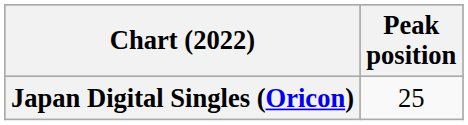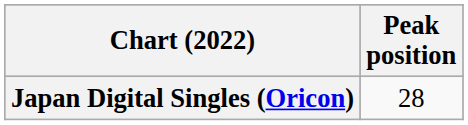(411, 97) 25 -> (411, 97) 28
